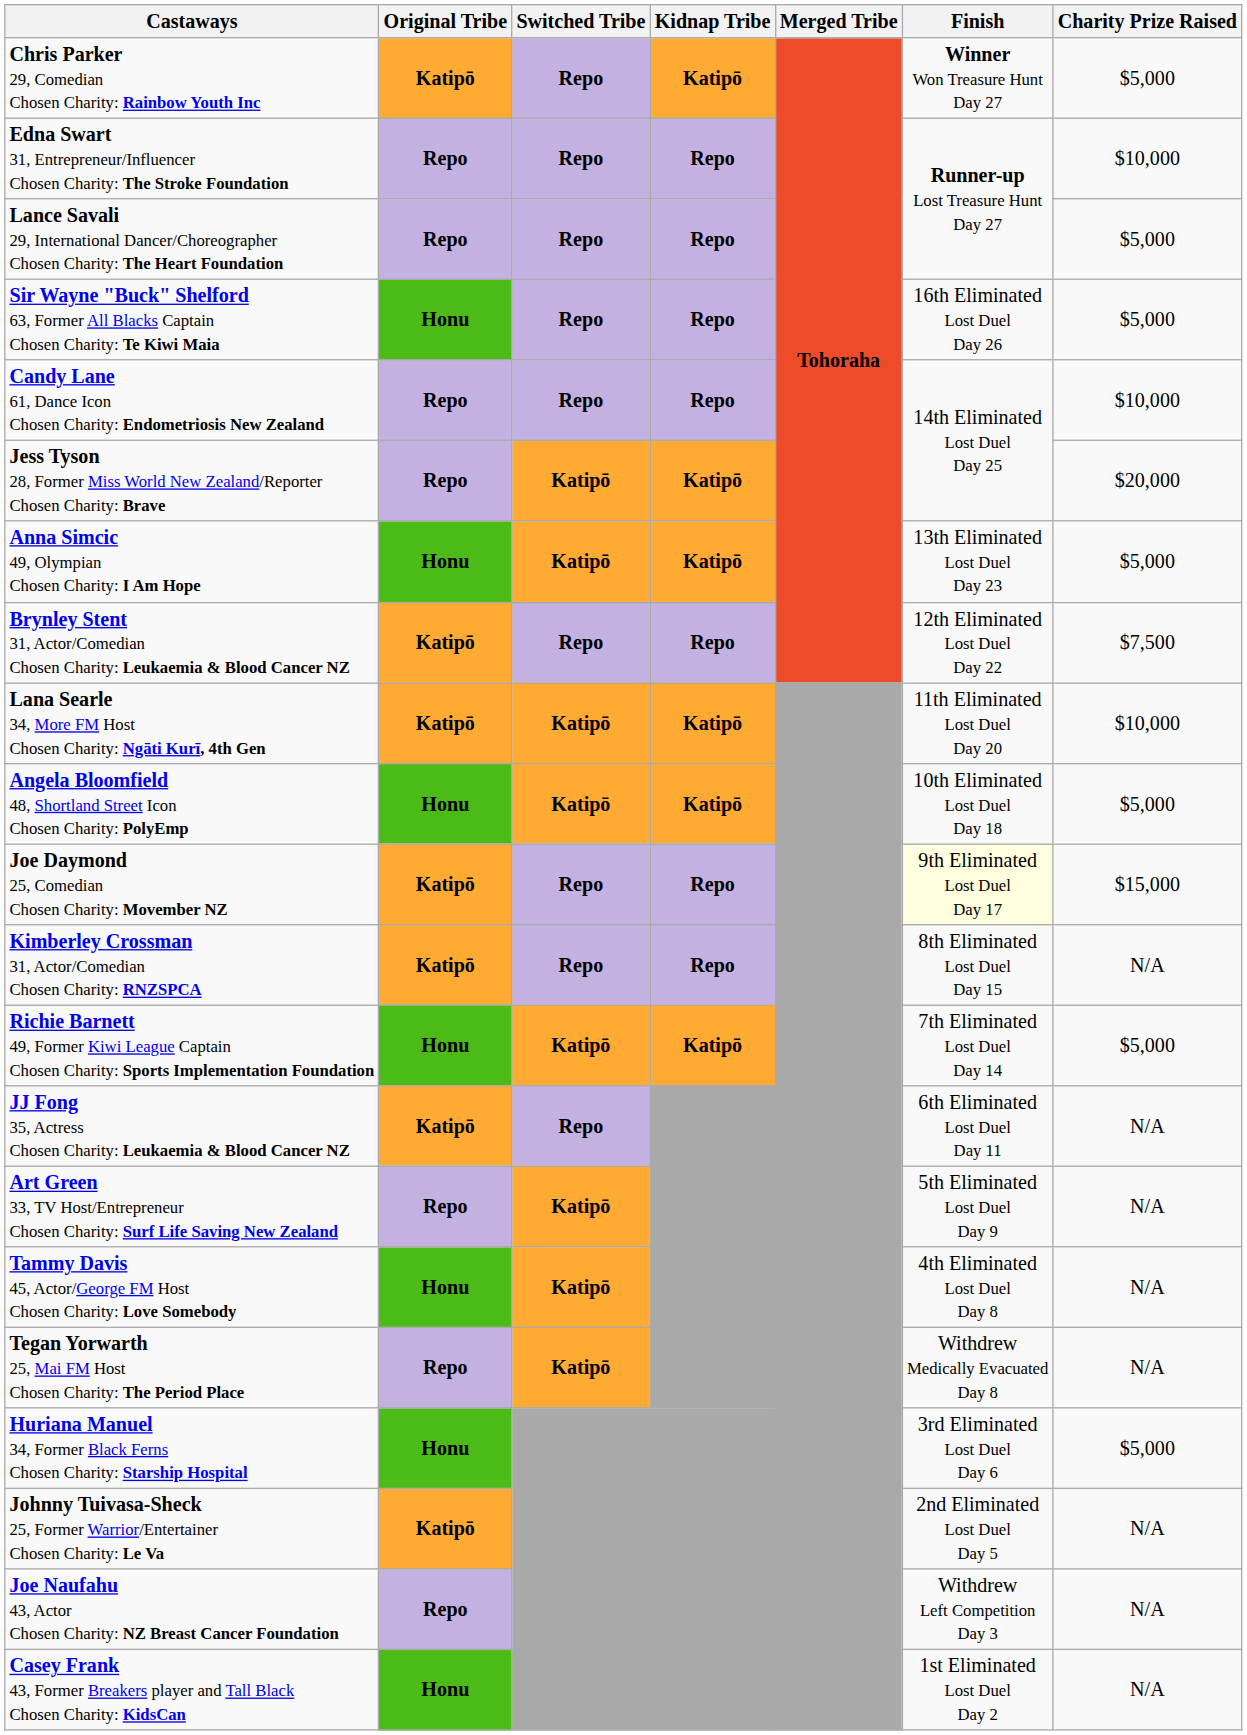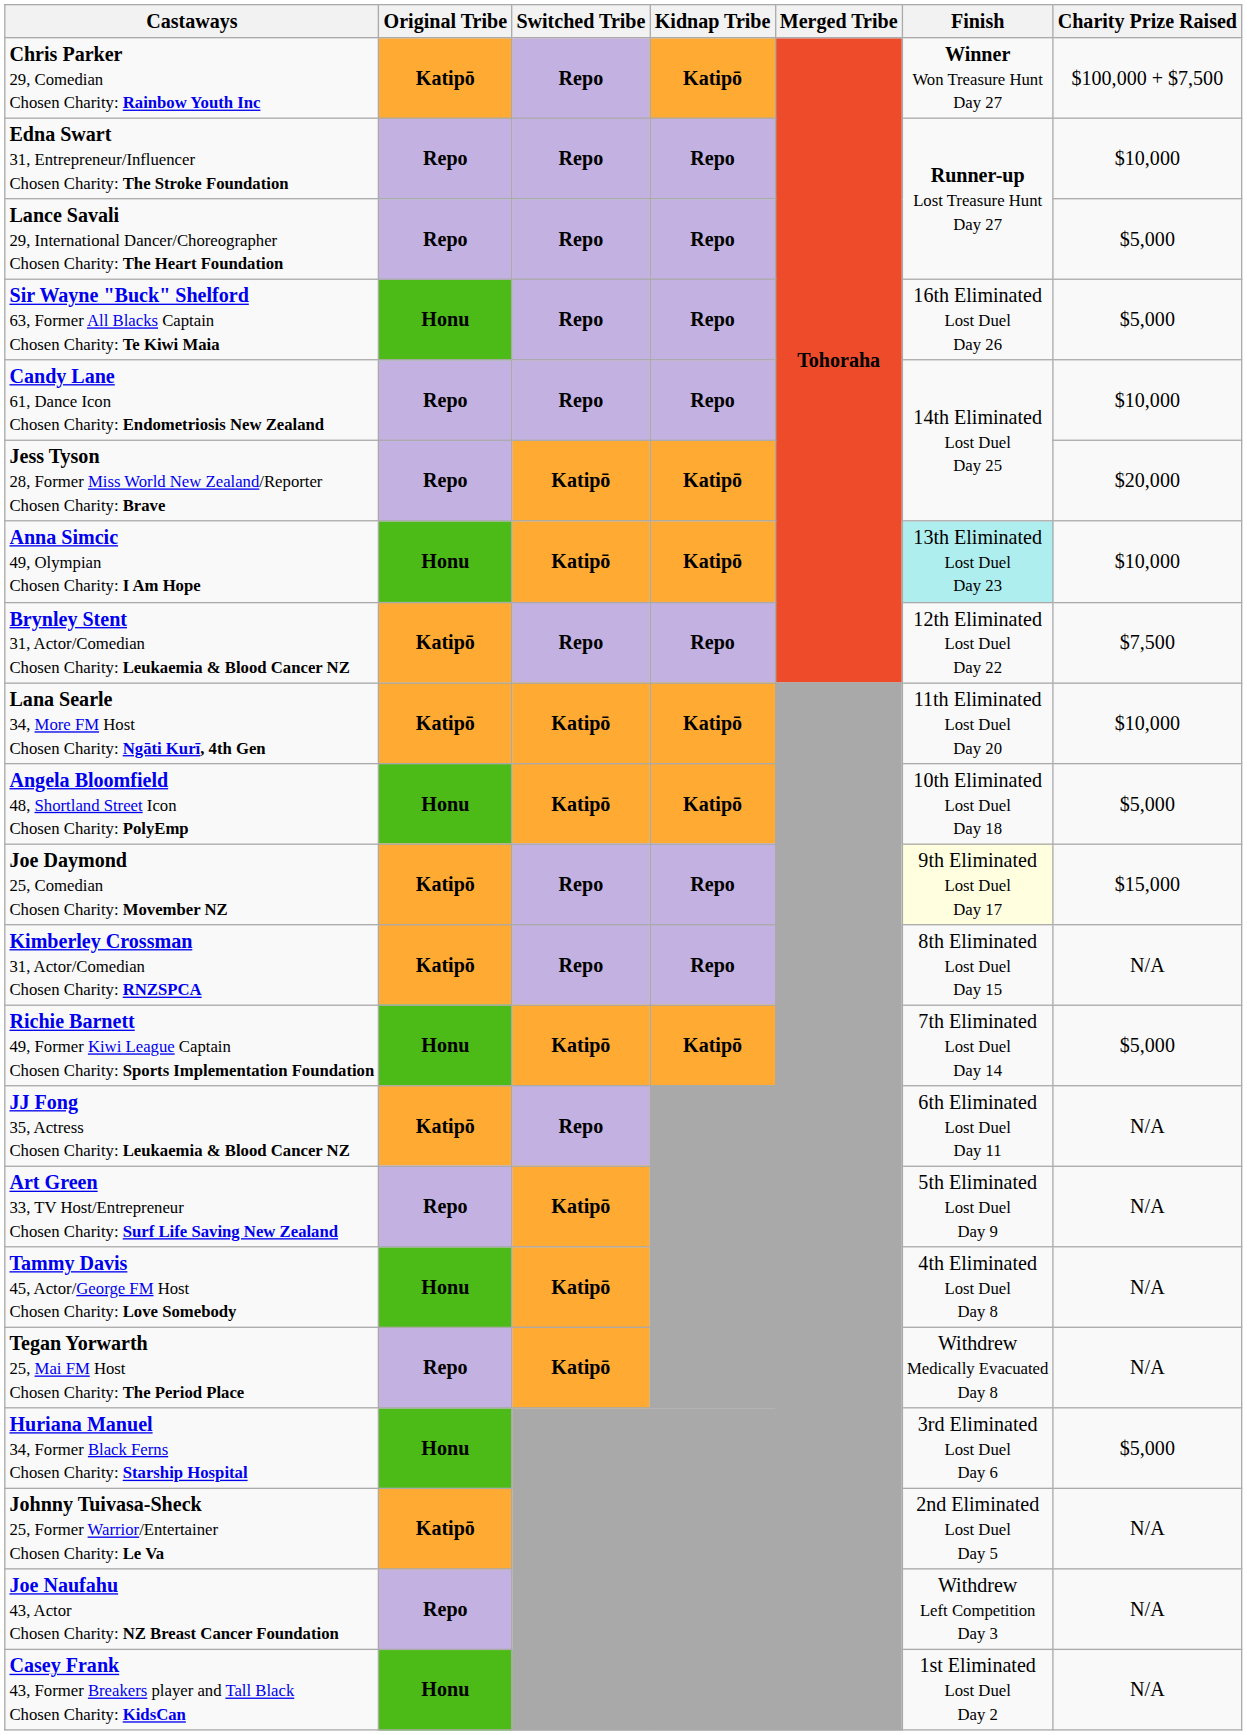(1147, 77) $5,000 -> (1147, 77) $100,000 + $7,500
(978, 561) no background -> (978, 561) paleturquoise background
(1147, 561) $5,000 -> (1147, 561) $10,000
